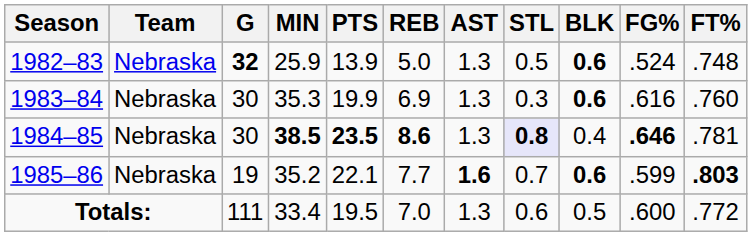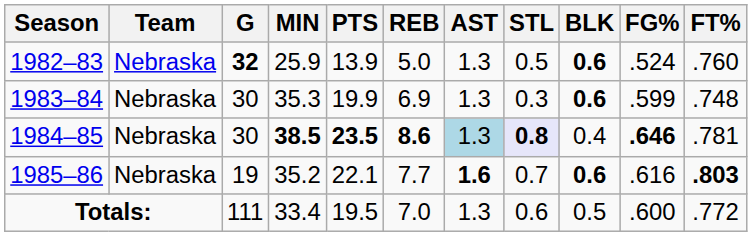(716, 61) .748 -> (716, 61) .760
(652, 99) .616 -> (652, 99) .599
(716, 99) .760 -> (716, 99) .748
(474, 136) no background -> (474, 136) lightblue background
(652, 174) .599 -> (652, 174) .616
